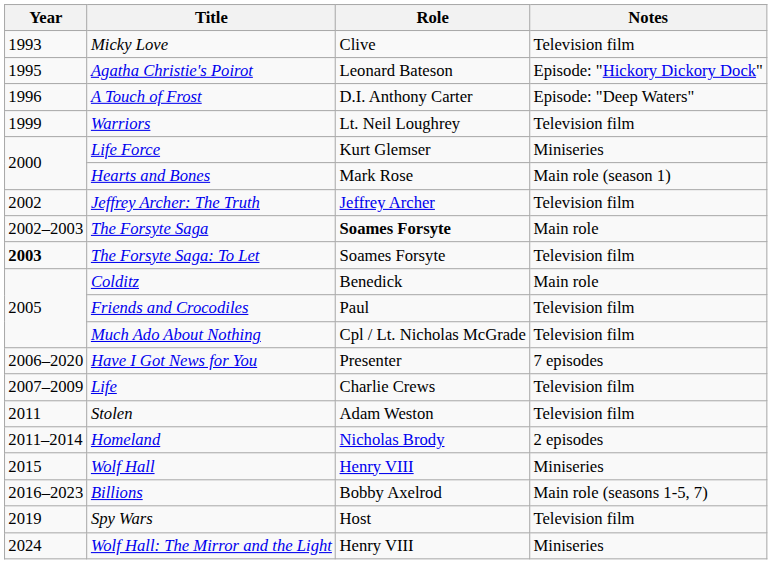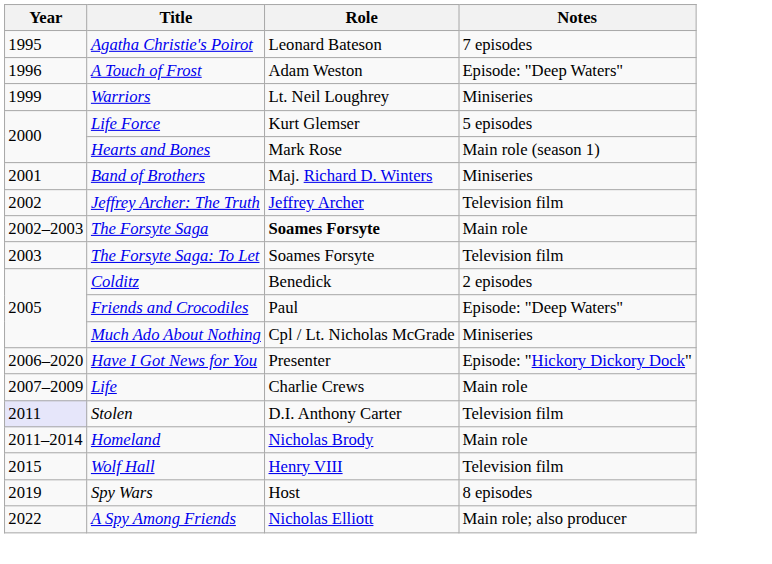- row: (129, 44)
(648, 70) Episode: "Hickory Dickory Dock" -> (497, 44) 7 episodes
(406, 96) D.I. Anthony Carter -> (316, 70) Adam Weston
(584, 123) Television film -> (498, 96) Miniseries
(569, 149) Miniseries -> (497, 123) 5 episodes
+ row: (148, 176)
(25, 255) bold -> (25, 255) normal
(566, 281) Main role -> (497, 281) 2 episodes
(584, 307) Television film -> (543, 307) Episode: "Deep Waters"
(584, 334) Television film -> (498, 334) Miniseries
(568, 360) 7 episodes -> (577, 360) Episode: "Hickory Dickory Dock"
(584, 387) Television film -> (495, 387) Main role
(25, 413) no background -> (25, 413) lavender background
(387, 413) Adam Weston -> (335, 413) D.I. Anthony Carter
(568, 439) 2 episodes -> (495, 439) Main role
(569, 466) Miniseries -> (513, 466) Television film
- row: (117, 492)
(584, 519) Television film -> (497, 492) 8 episodes
+ row: (163, 519)
- row: (211, 545)
